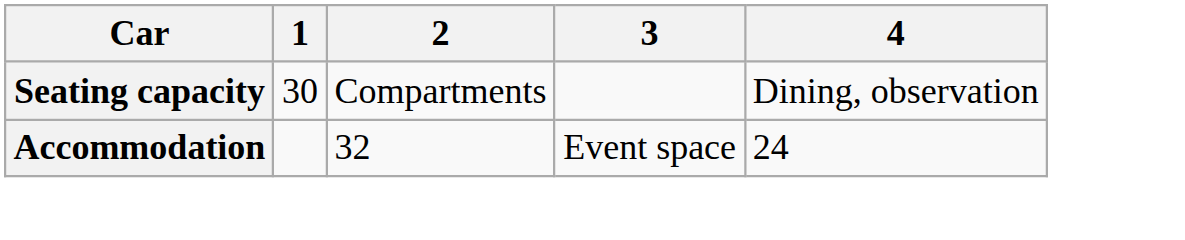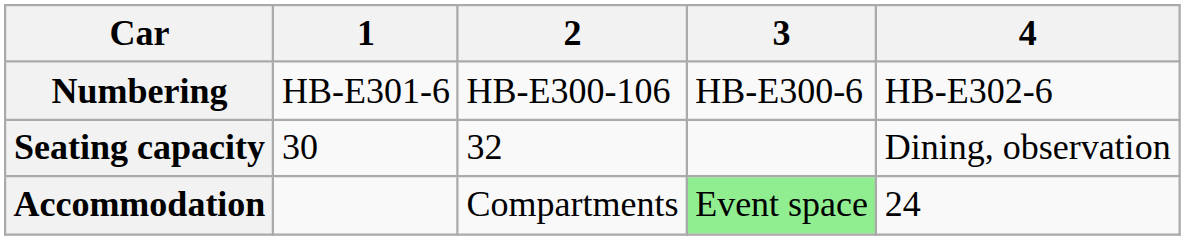+ row: (139, 90)
(441, 90) Compartments -> (485, 147) 32
(353, 147) 32 -> (573, 204) Compartments
(650, 147) no background -> (782, 204) lightgreen background
